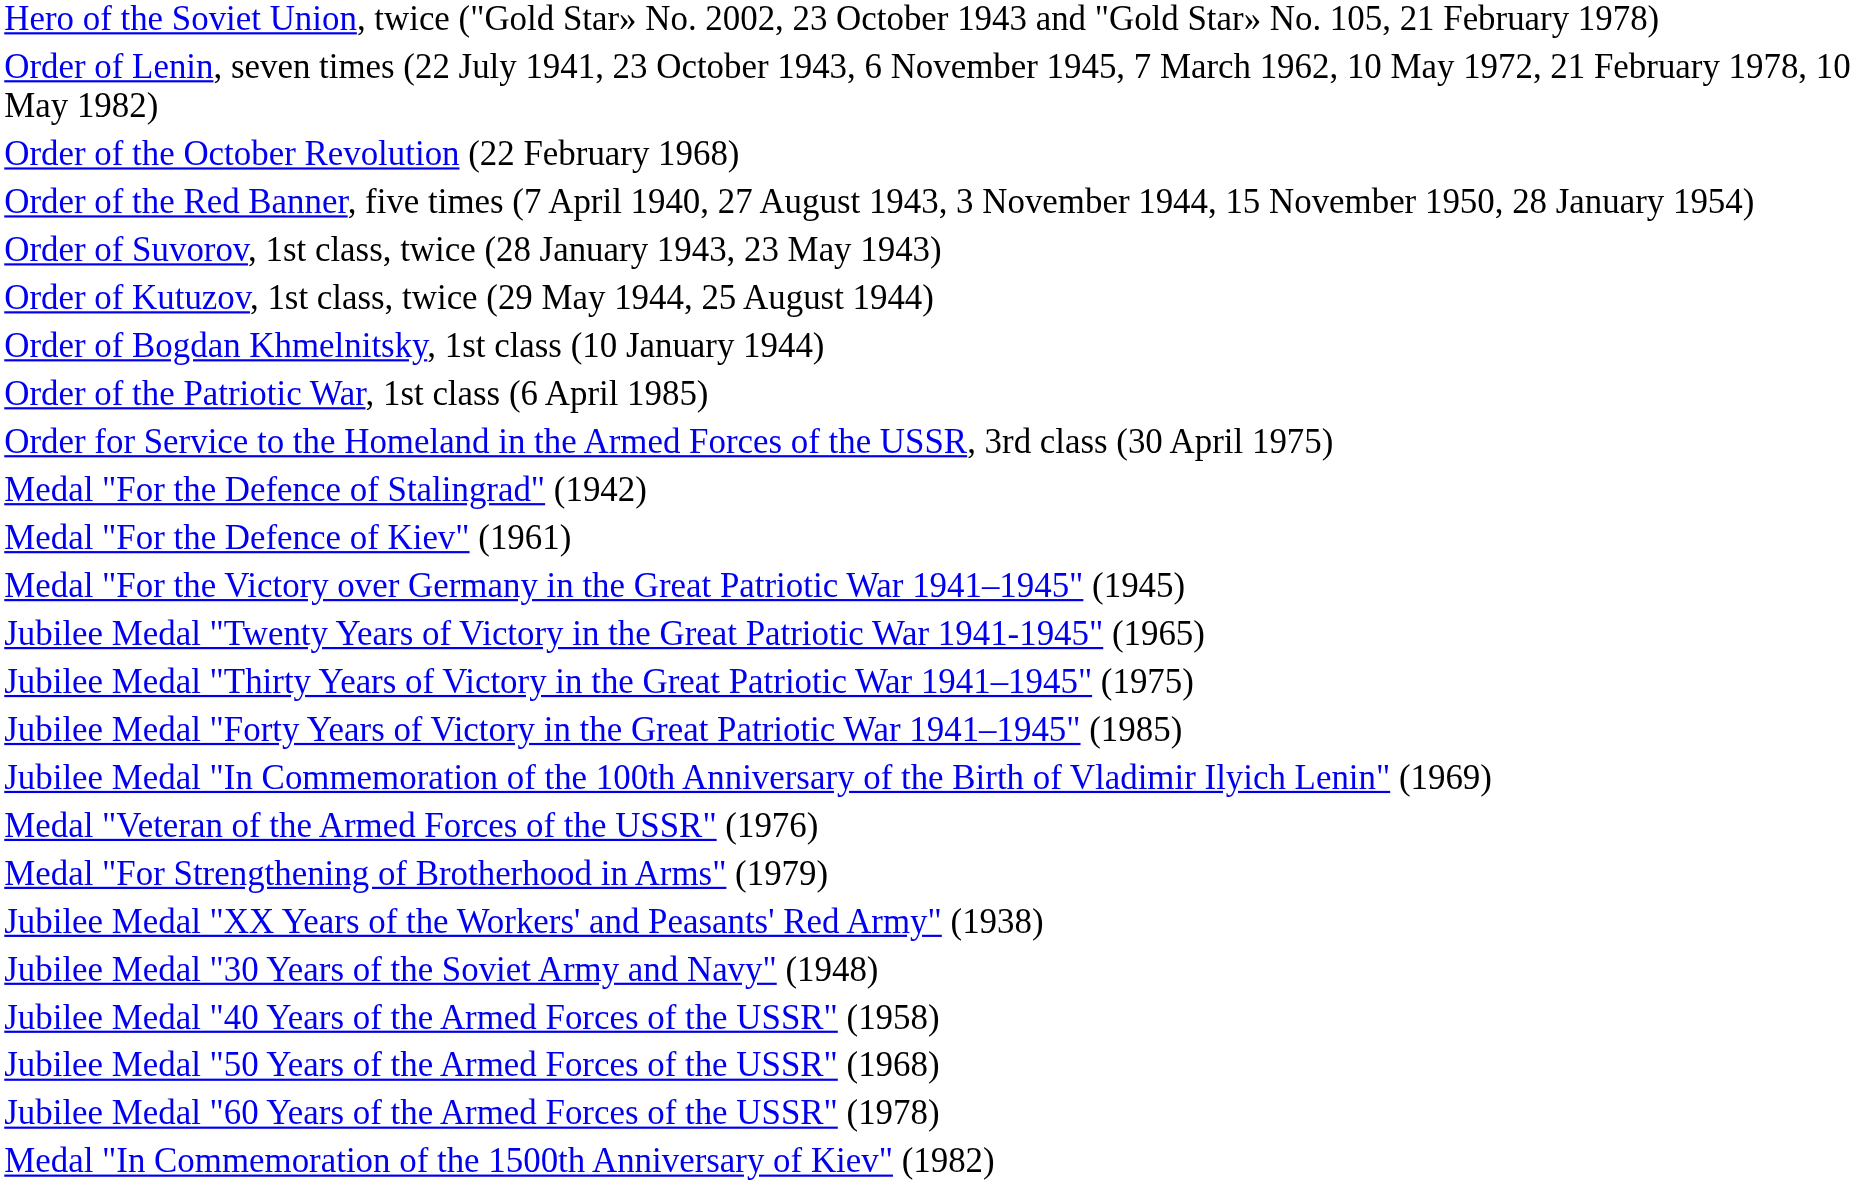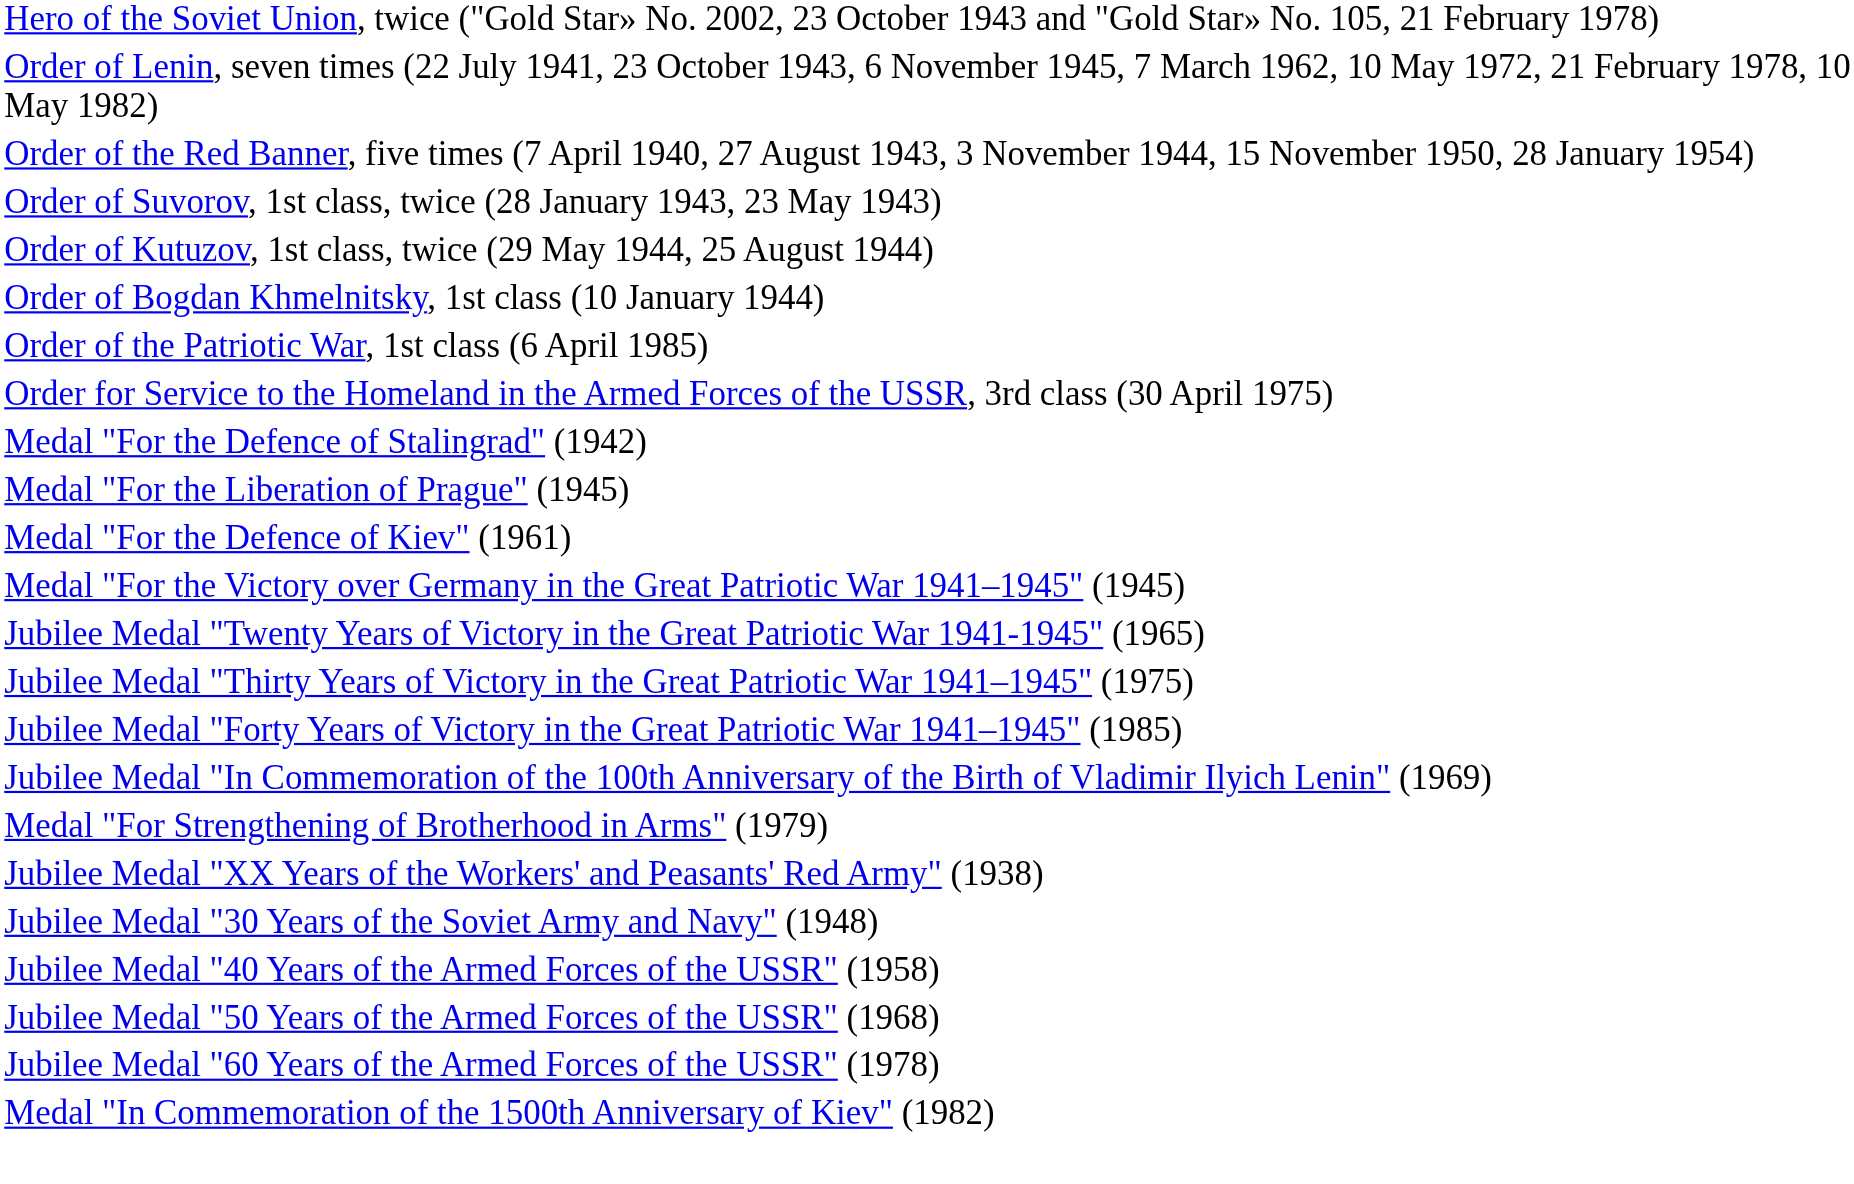- row: (372, 153)
+ row: (317, 489)
- row: (411, 825)
